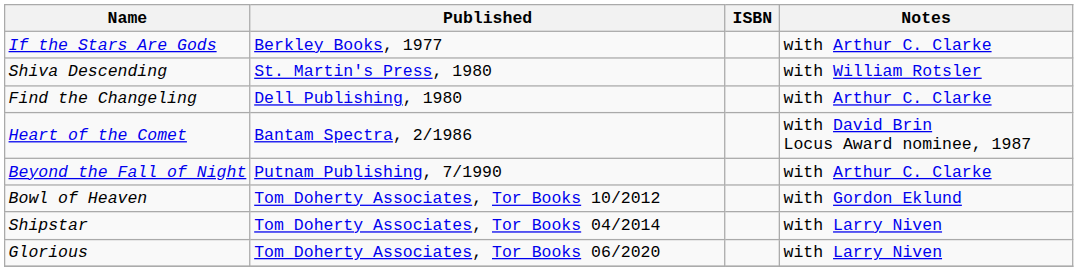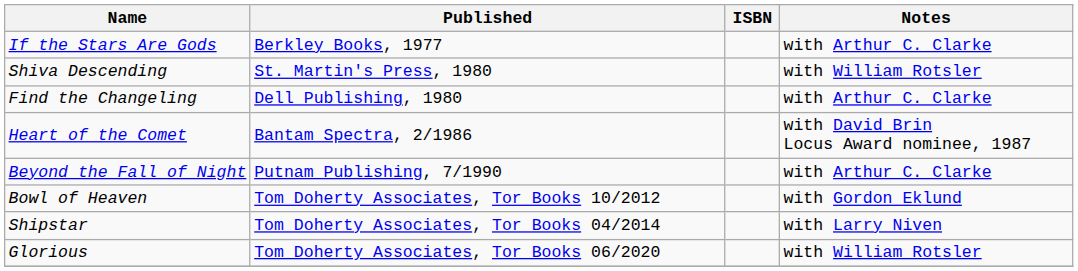(863, 252) with Larry Niven -> (883, 252) with William Rotsler
